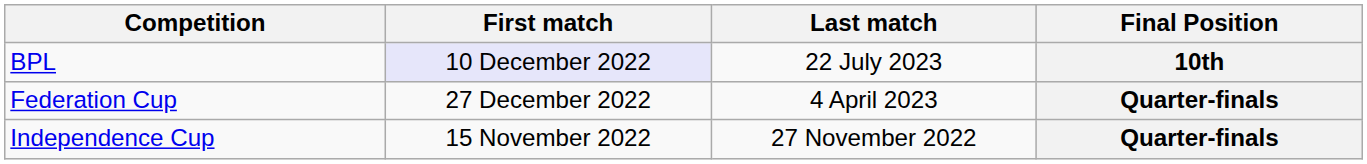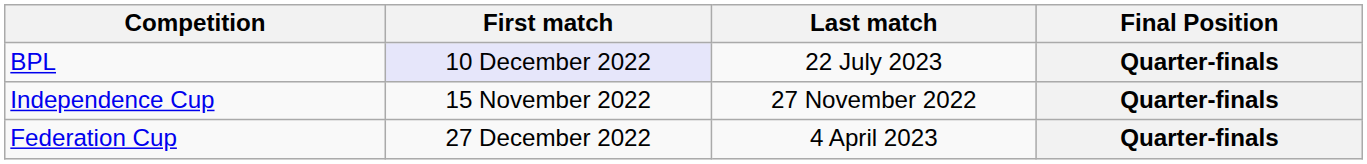(1199, 61) 10th -> (1199, 61) Quarter-finals
rows swapped: (94, 100) <-> (112, 138)
